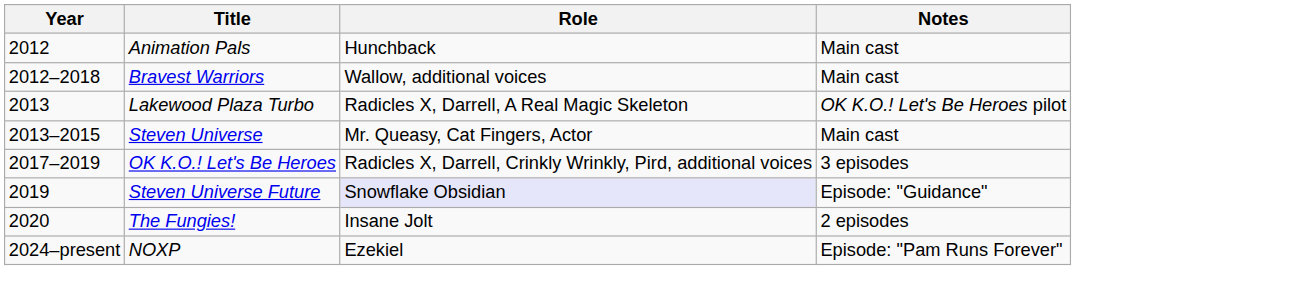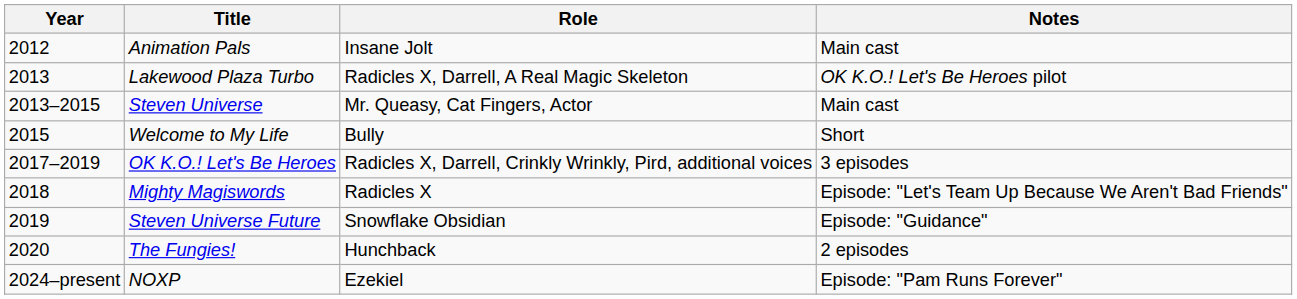(390, 47) Hunchback -> (389, 47) Insane Jolt
- row: (196, 76)
+ row: (209, 134)
+ row: (207, 192)
(425, 192) lavender background -> (425, 221) no background
(389, 221) Insane Jolt -> (390, 250) Hunchback
